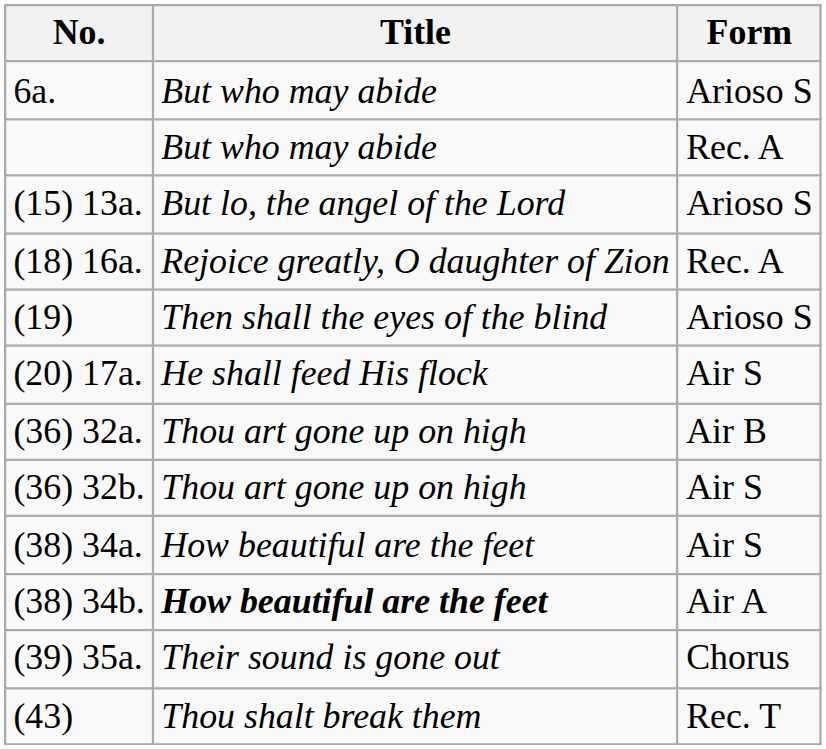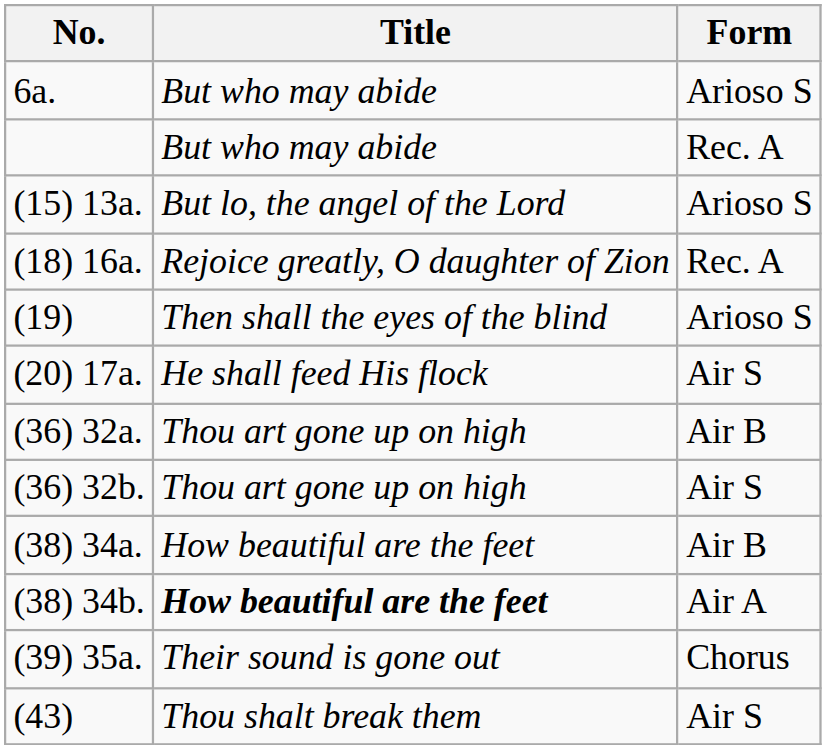(724, 544) Air S -> (726, 544) Air B
(734, 714) Rec. T -> (724, 714) Air S
